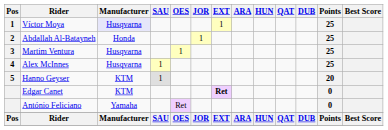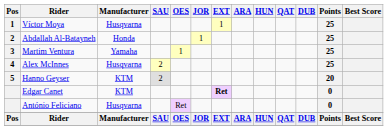(124, 24) lavender background -> (124, 24) no background
(124, 51) Husqvarna -> (124, 51) Yamaha
(161, 64) 1 -> (161, 64) 2
(161, 78) 1 -> (161, 78) 2
(124, 105) Yamaha -> (124, 105) Husqvarna
